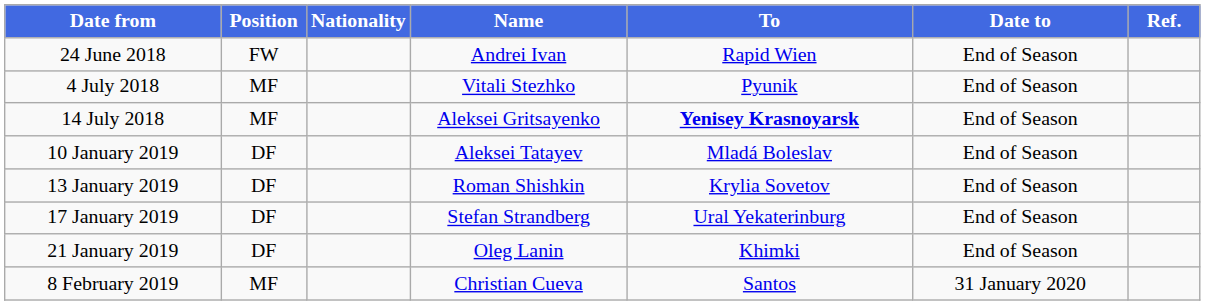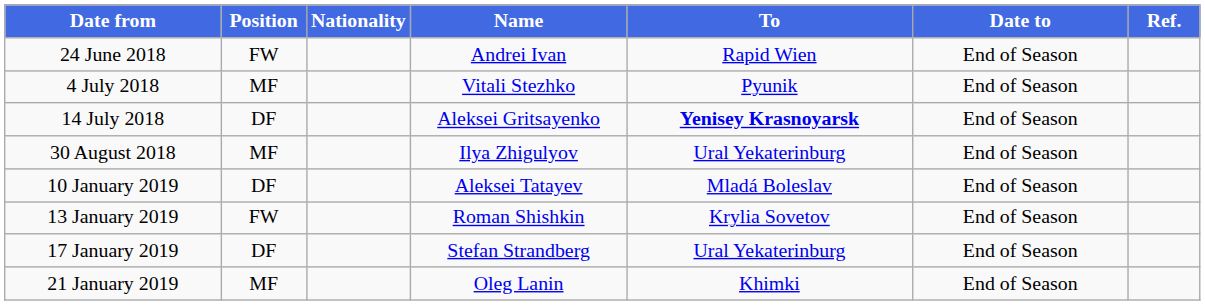(264, 119) MF -> (264, 119) DF
+ row: (113, 152)
(264, 185) DF -> (264, 217) FW
(264, 250) DF -> (264, 283) MF
- row: (113, 283)
